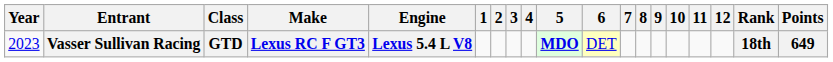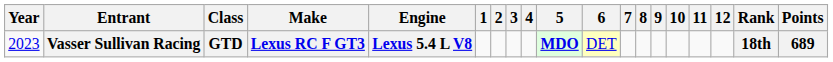(803, 43) 649 -> (803, 43) 689
